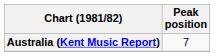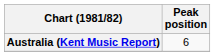(186, 42) 7 -> (186, 42) 6
